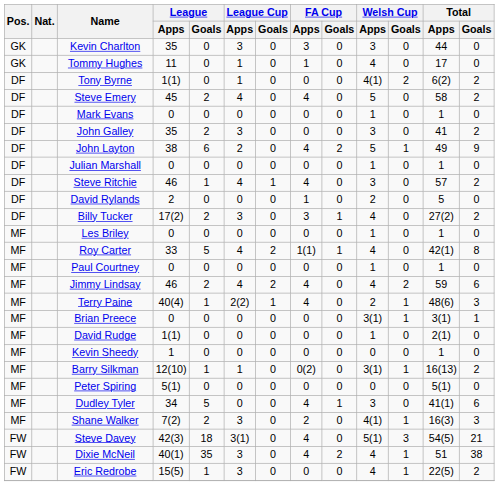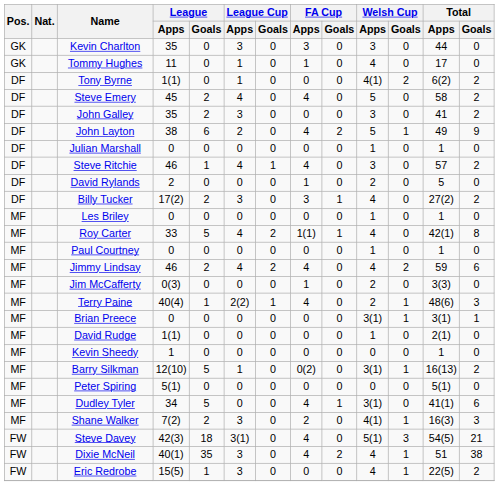- row: (105, 115)
+ row: (105, 285)
(206, 370) 1 -> (206, 370) 5
(373, 404) 3 -> (373, 404) 3(1)
